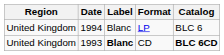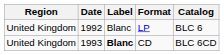(91, 27) 1994 -> (91, 27) 1992
(197, 43) bold -> (196, 43) normal
